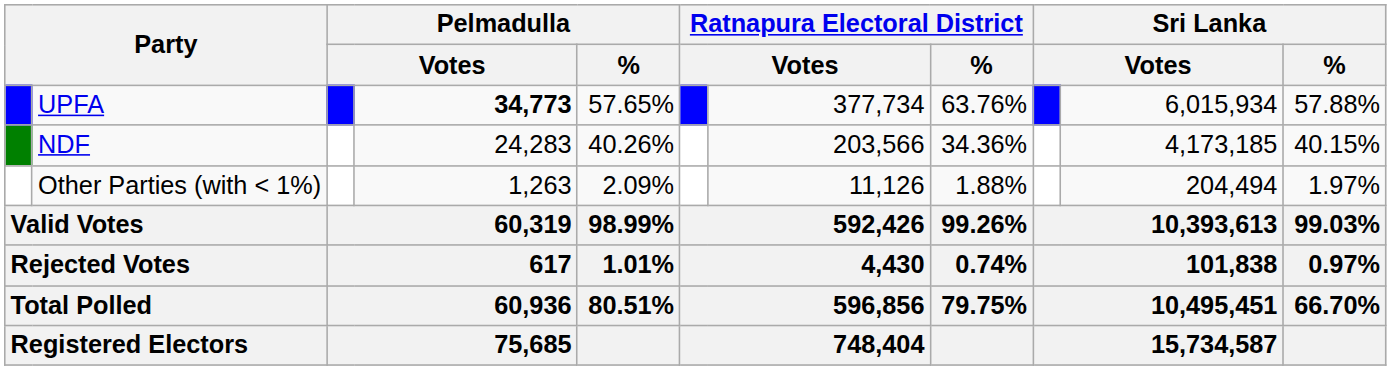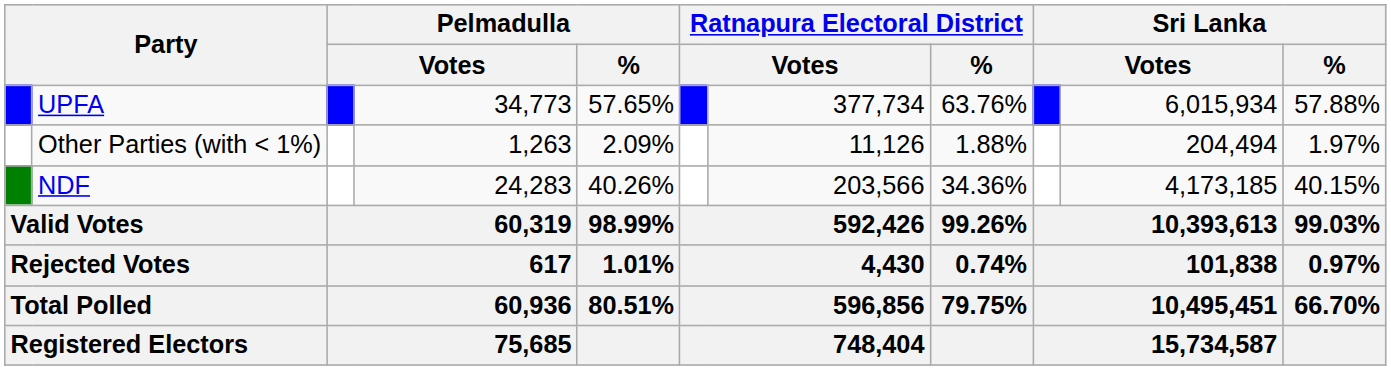(533, 104) bold -> (533, 104) normal
rows swapped: (64, 144) <-> (180, 184)
